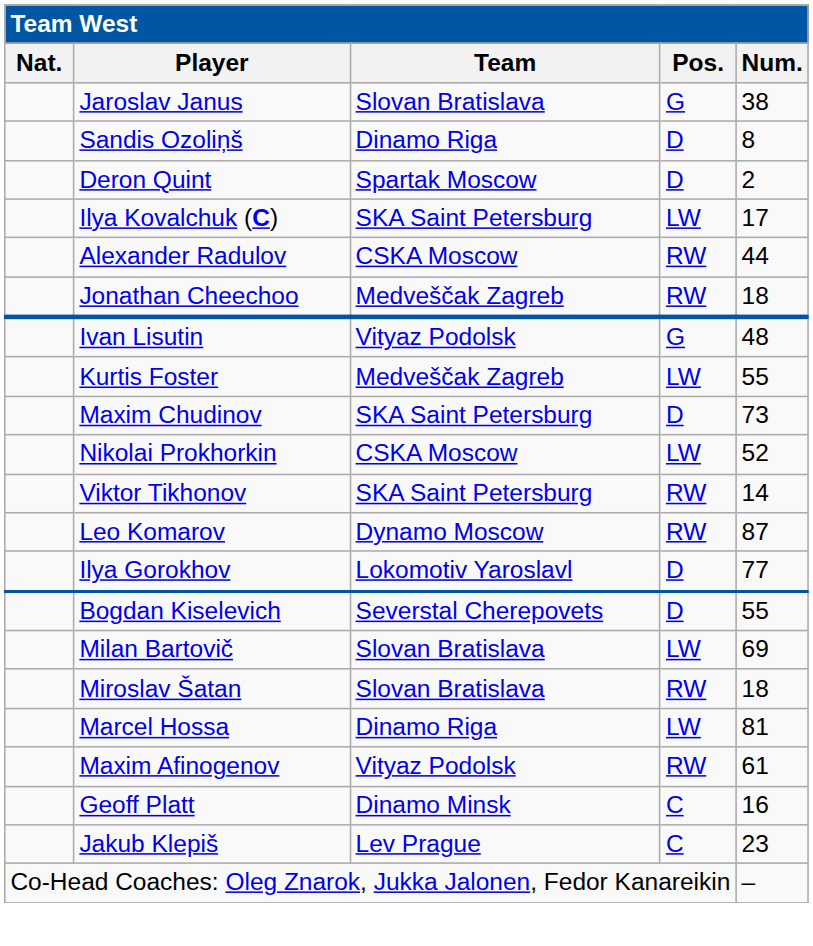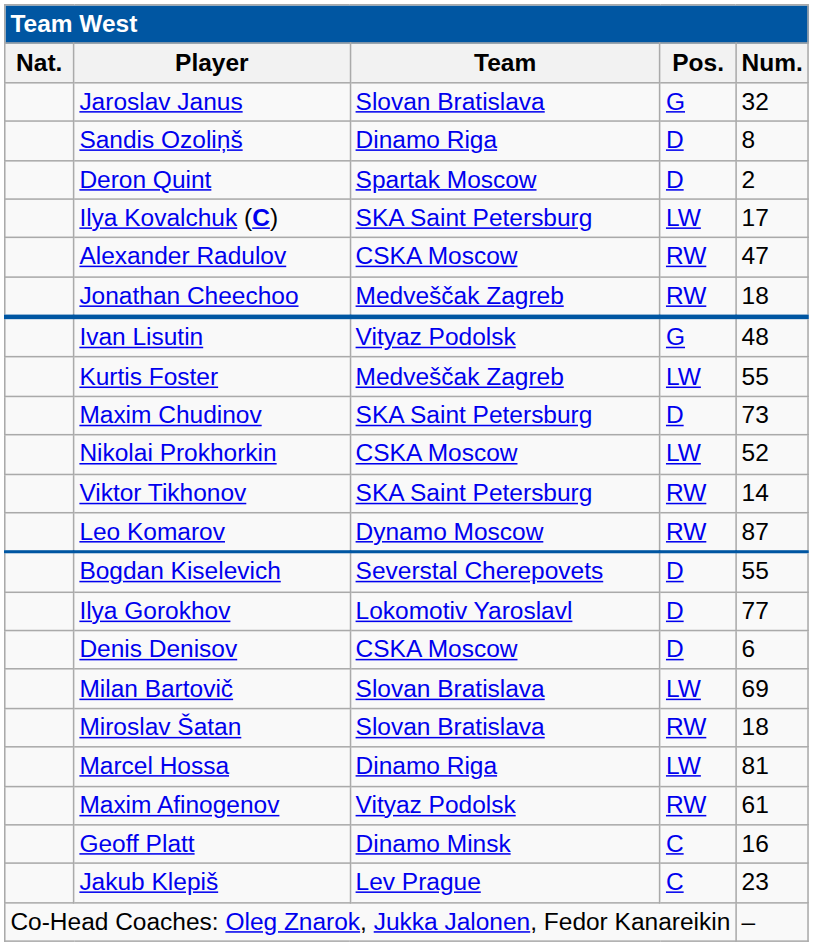(755, 101) 38 -> (755, 101) 32
(755, 256) 44 -> (755, 256) 47
rows swapped: (180, 610) <-> (155, 570)
+ row: (158, 649)
